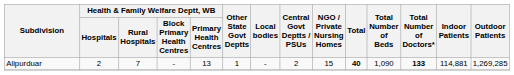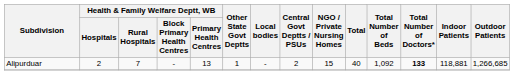(356, 64) bold -> (356, 64) normal
(384, 64) 1,090 -> (384, 64) 1,092
(454, 64) 114,881 -> (454, 64) 118,881
(490, 64) 1,269,285 -> (490, 64) 1,266,685
